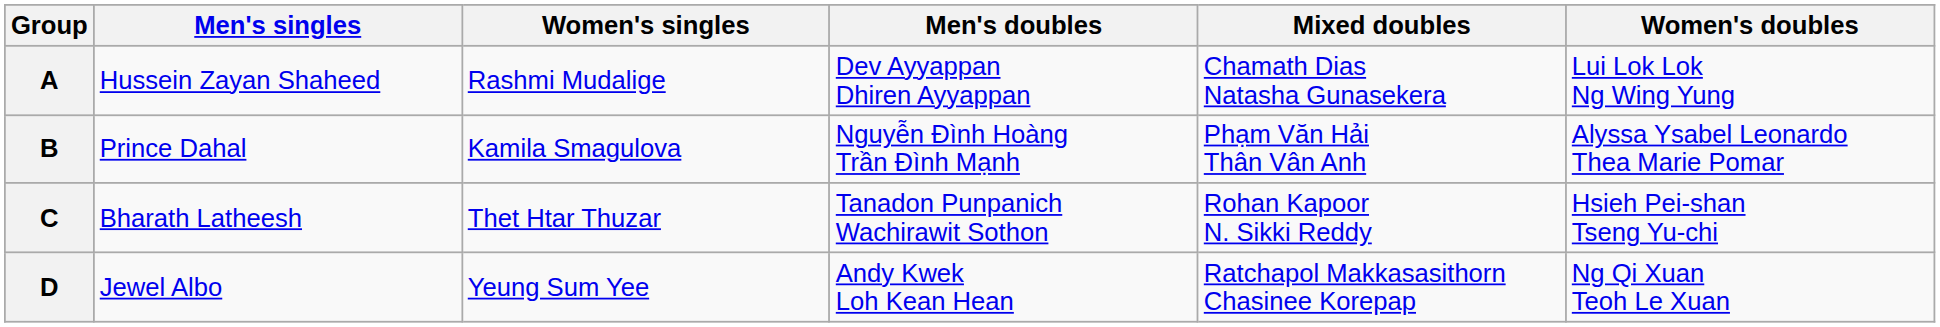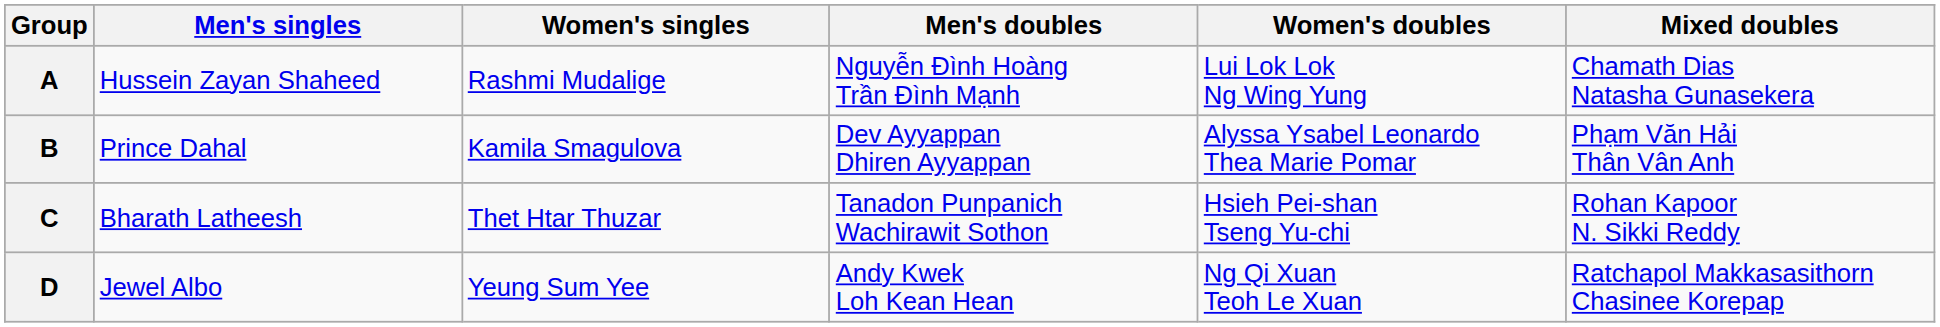columns swapped: (1750, 26) <-> (1382, 26)
(933, 80) Dev Ayyappan Dhiren Ayyappan -> (952, 80) Nguyễn Đình Hoàng Trần Đình Mạnh
(952, 149) Nguyễn Đình Hoàng Trần Đình Mạnh -> (933, 149) Dev Ayyappan Dhiren Ayyappan
